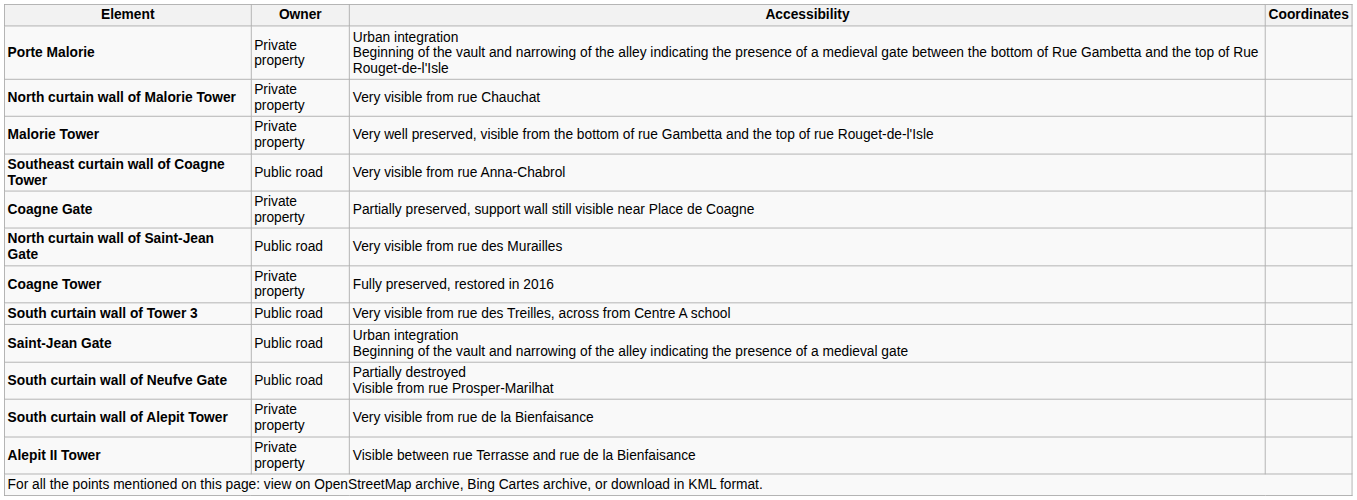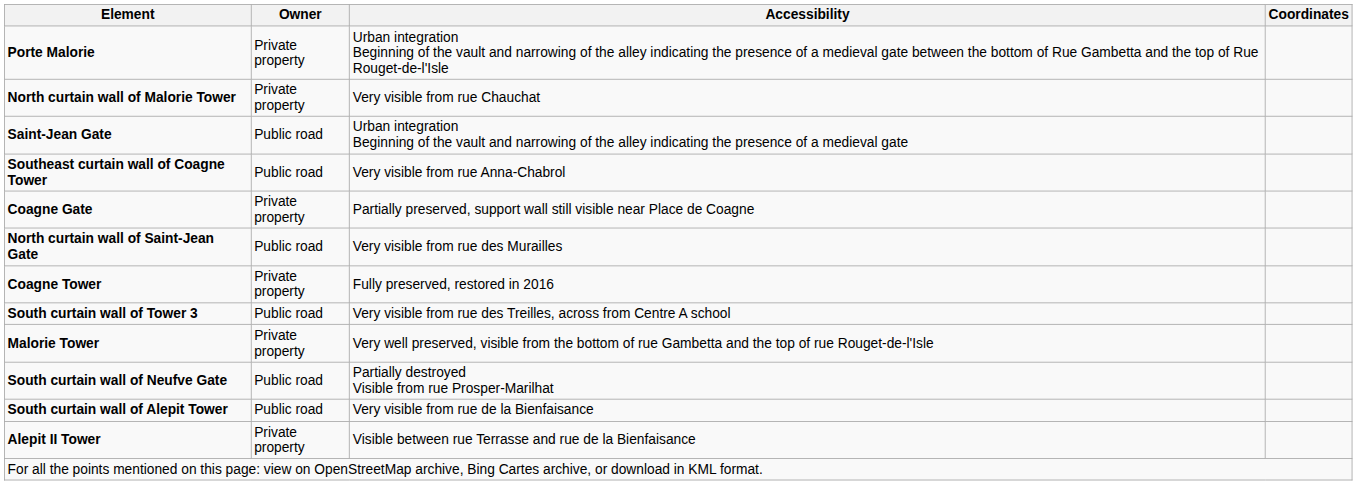rows swapped: (53, 135) <-> (60, 343)
(279, 417) Private property -> (289, 410) Public road
